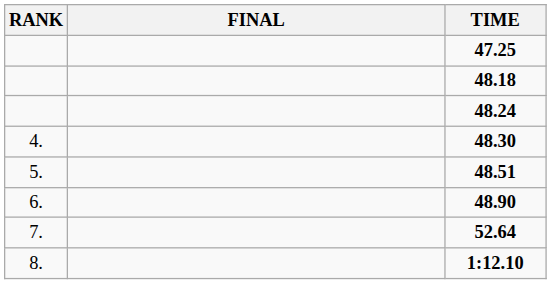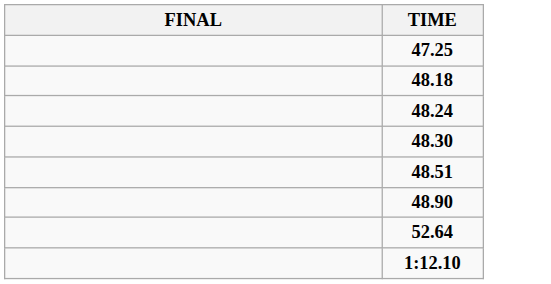- column: (36, 20)
